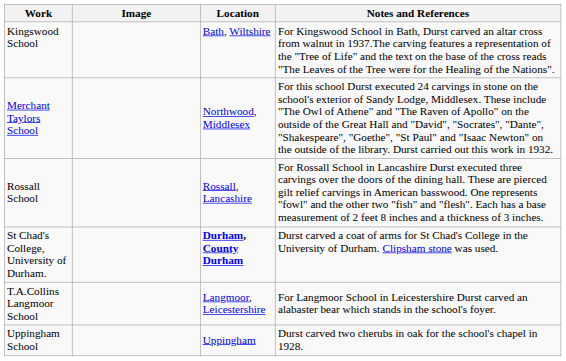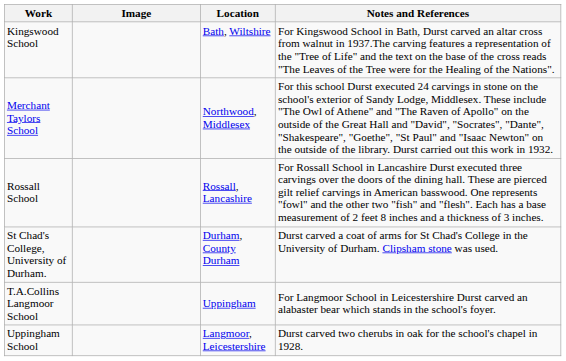(224, 248) bold -> (223, 248) normal
(234, 303) Langmoor, Leicestershire -> (229, 303) Uppingham
(229, 340) Uppingham -> (234, 340) Langmoor, Leicestershire
